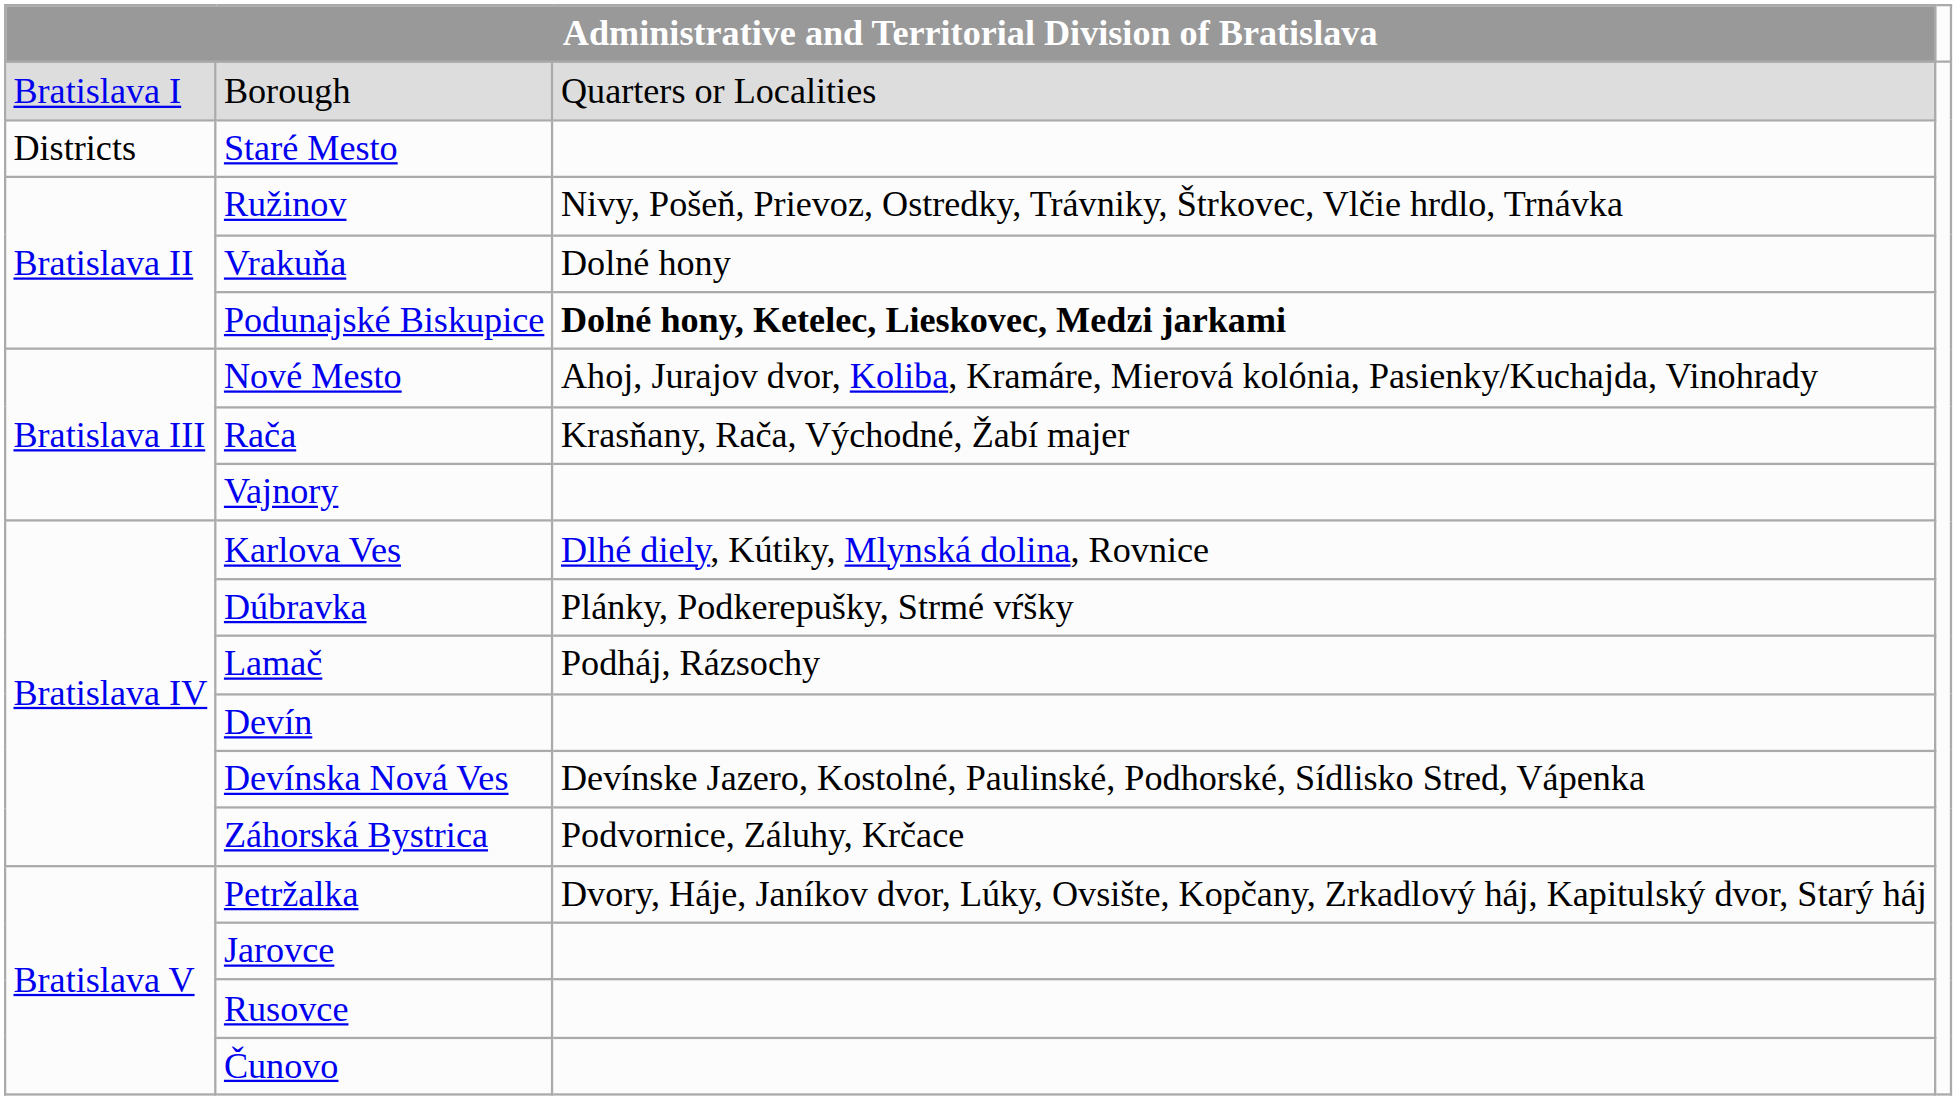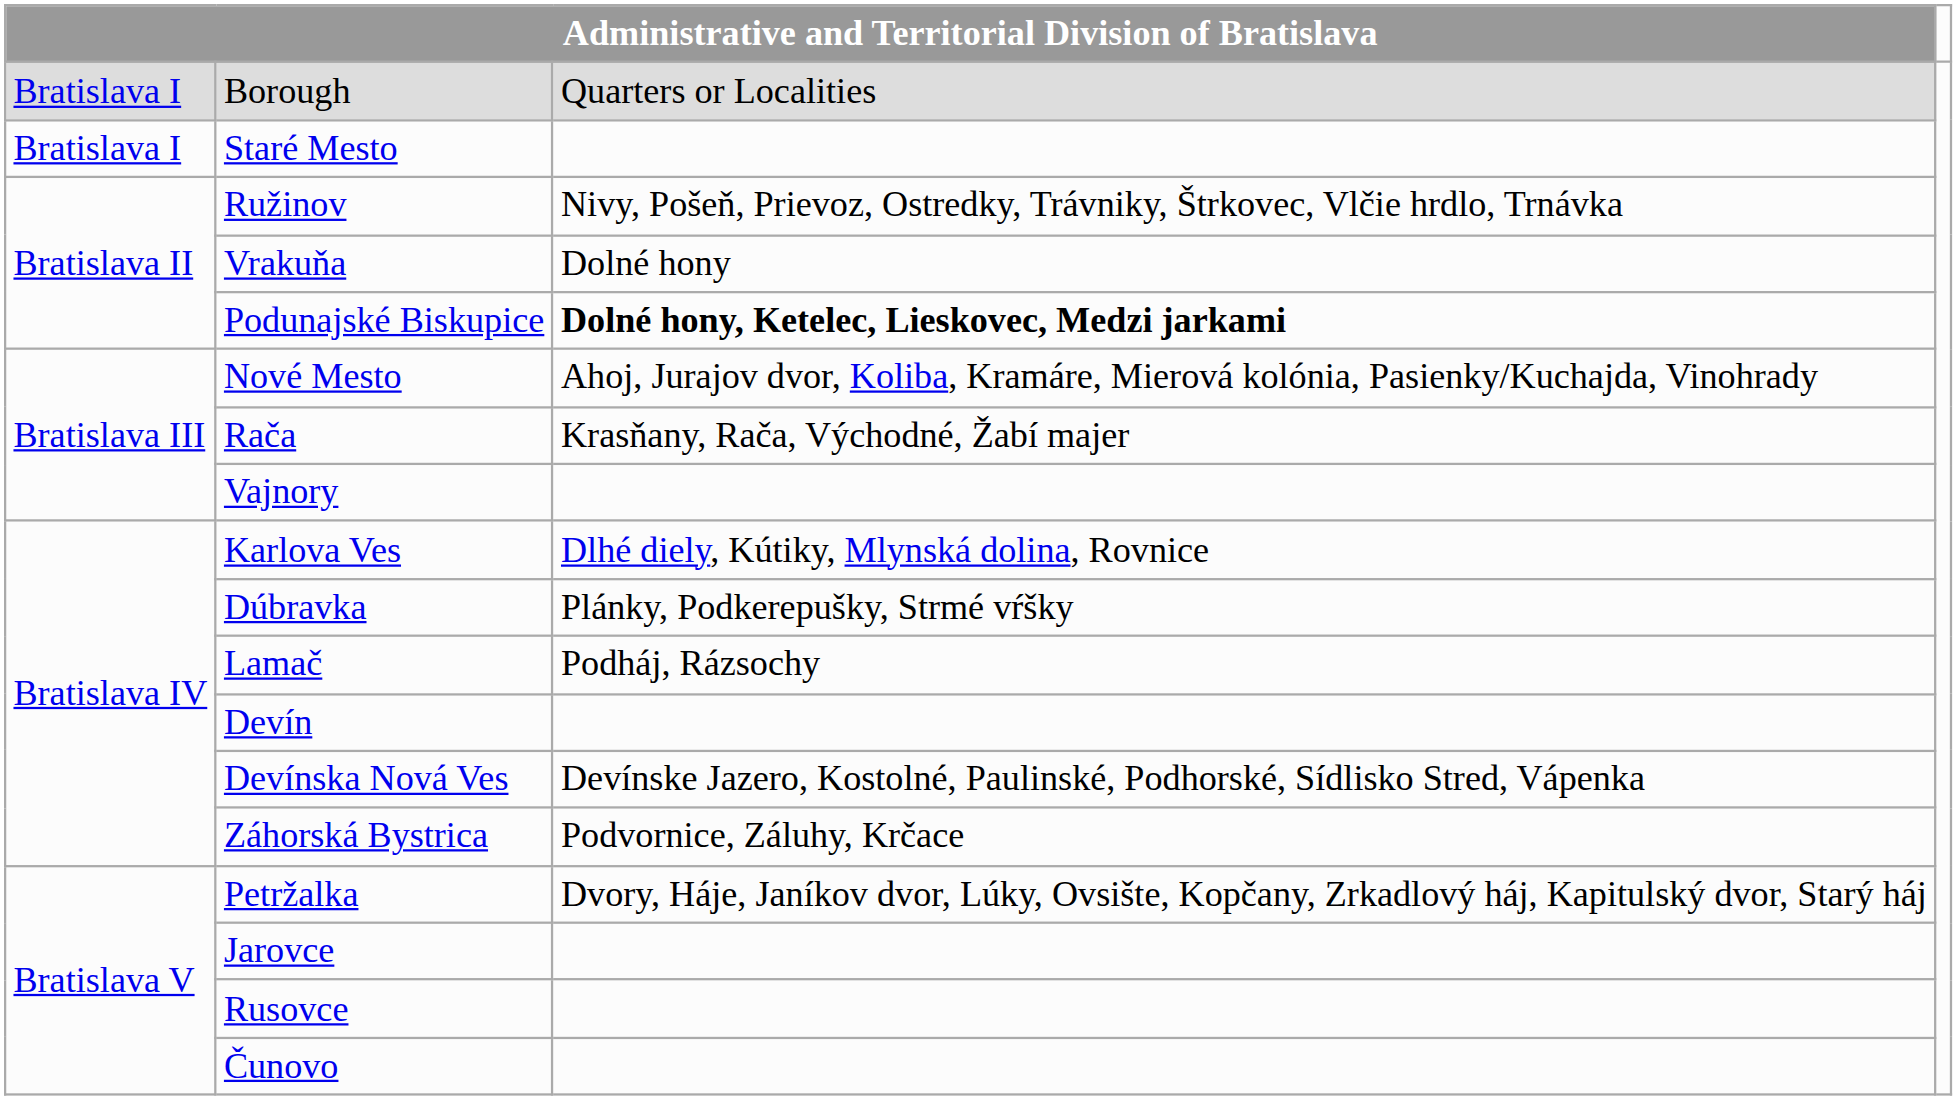(75, 147) Districts -> (97, 147) Bratislava I
